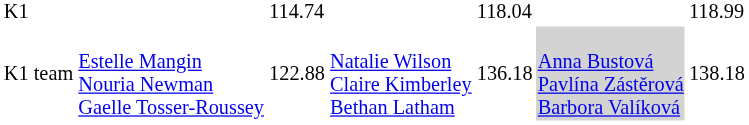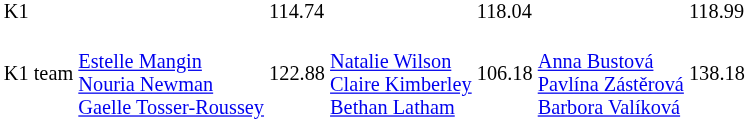(505, 73) 136.18 -> (505, 73) 106.18
(611, 84) lightgrey background -> (611, 84) no background
